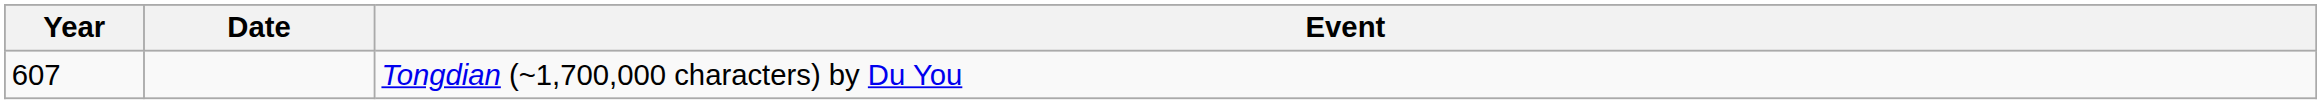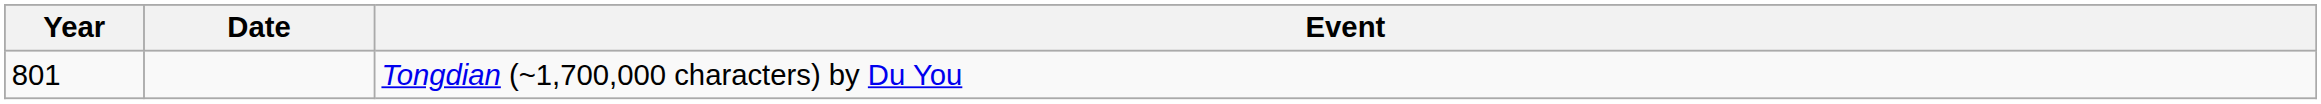(36, 74) 607 -> (36, 74) 801
